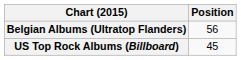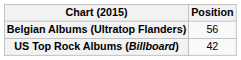(212, 47) 45 -> (212, 47) 42
